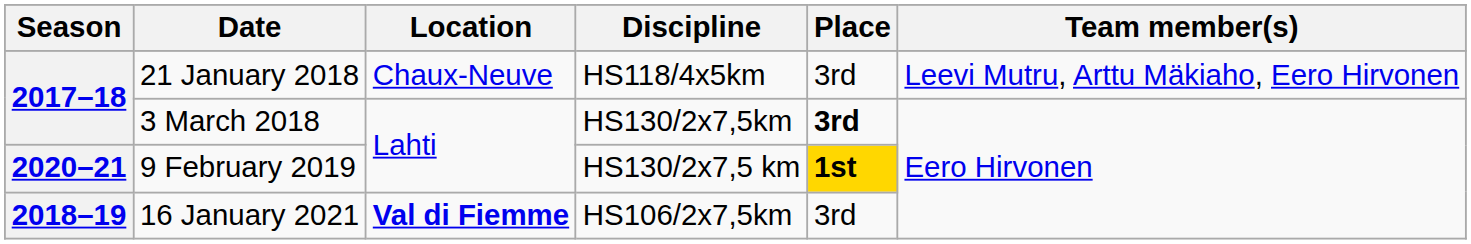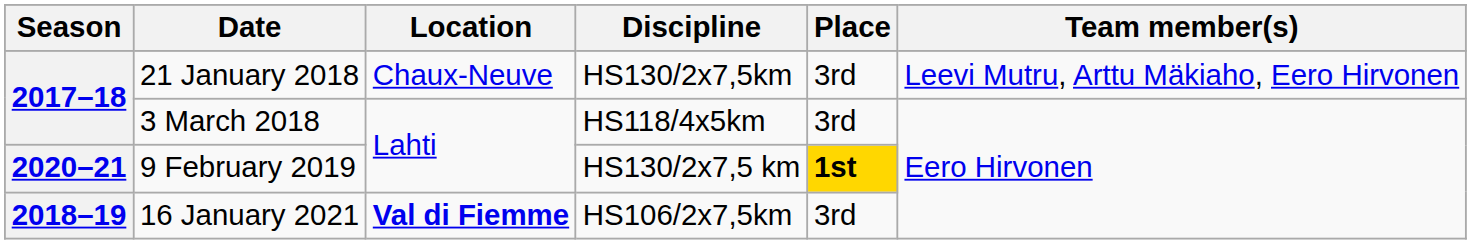(674, 74) HS118/4x5km -> (687, 74) HS130/2x7,5km
(687, 121) HS130/2x7,5km -> (674, 121) HS118/4x5km
(837, 121) bold -> (835, 121) normal
